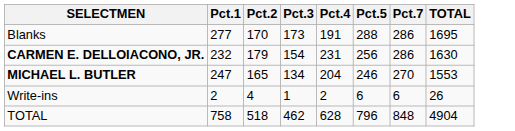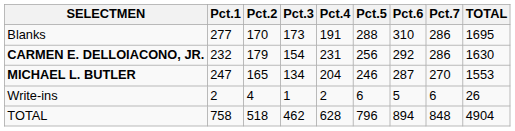+ column: (408, 14)
